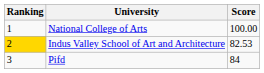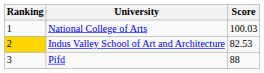(244, 28) 100.00 -> (244, 28) 100.03
(235, 60) 84 -> (235, 60) 88
